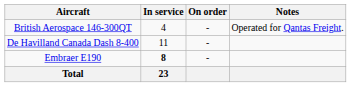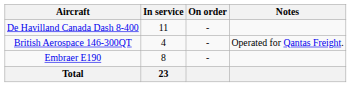rows swapped: (73, 27) <-> (73, 43)
(163, 58) bold -> (163, 58) normal
